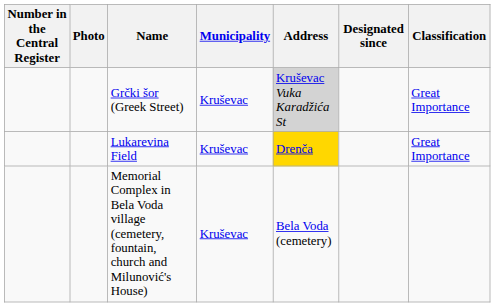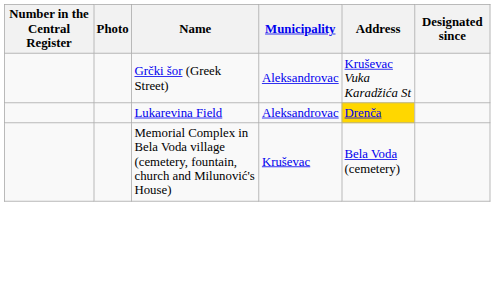- column: (449, 36)
(224, 99) Kruševac -> (300, 78) Aleksandrovac
(303, 99) lightgrey background -> (378, 78) no background
(224, 148) Kruševac -> (300, 112) Aleksandrovac
